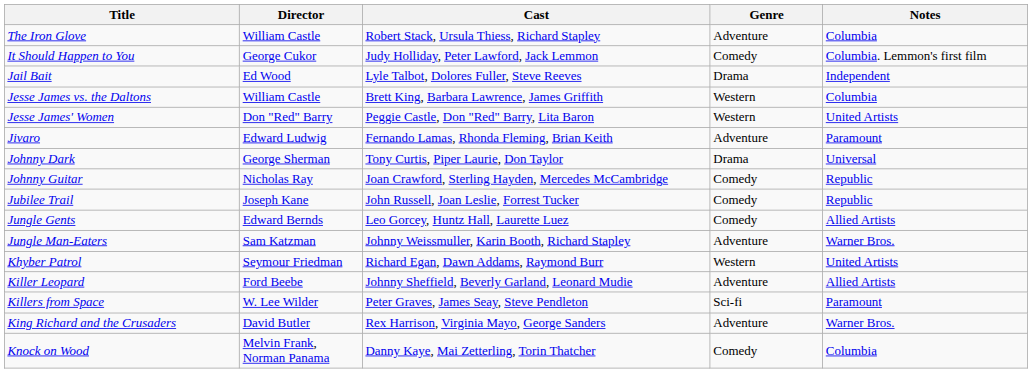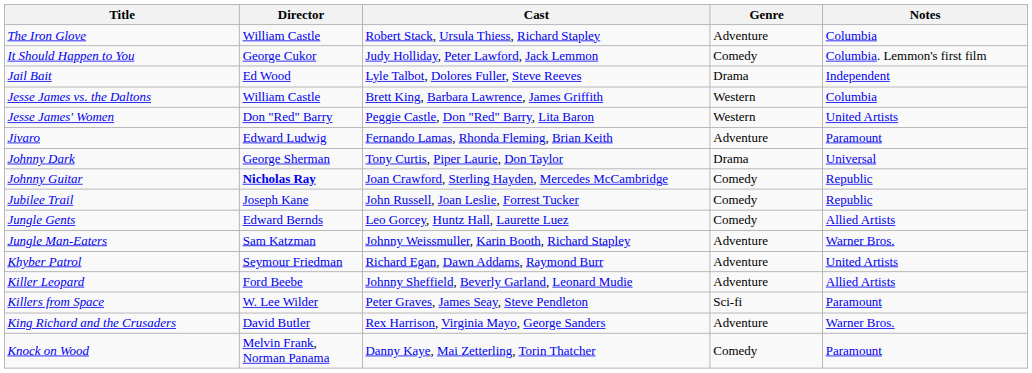(278, 179) normal -> (279, 179) bold
(734, 261) Western -> (741, 261) Adventure
(851, 350) Columbia -> (854, 350) Paramount
